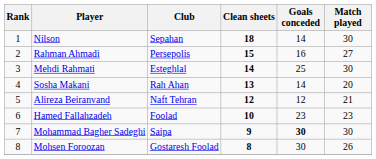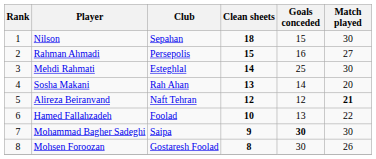(301, 38) 14 -> (301, 38) 15
(348, 100) normal -> (348, 100) bold
(301, 116) 23 -> (301, 116) 13
(348, 116) 23 -> (348, 116) 22
